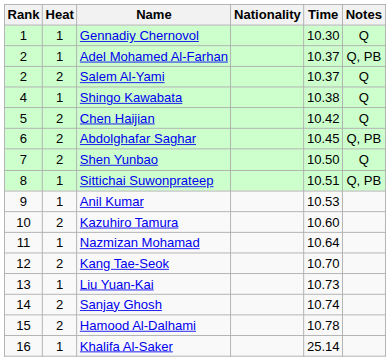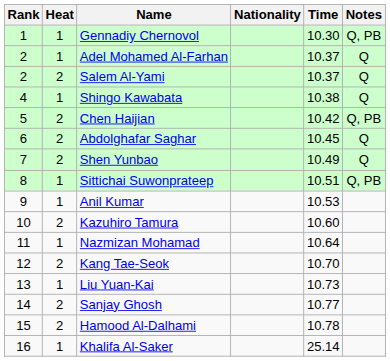(364, 36) Q -> (364, 36) Q, PB
(364, 56) Q, PB -> (364, 56) Q
(364, 118) Q -> (364, 118) Q, PB
(364, 139) Q, PB -> (364, 139) Q
(323, 160) 10.50 -> (323, 160) 10.49
(323, 305) 10.74 -> (323, 305) 10.77
